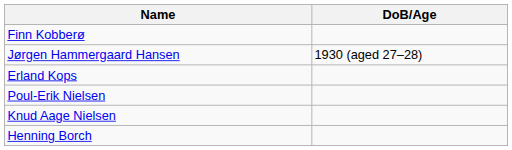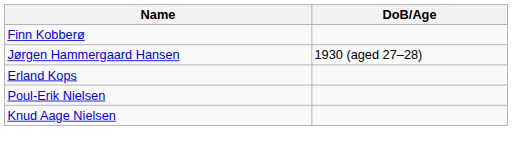- row: (50, 136)
